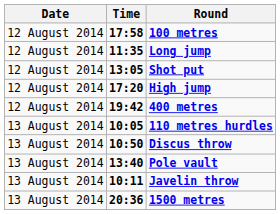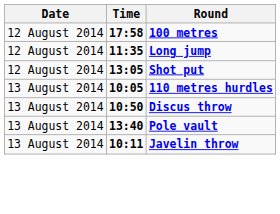- row: (180, 88)
- row: (183, 107)
- row: (187, 200)
